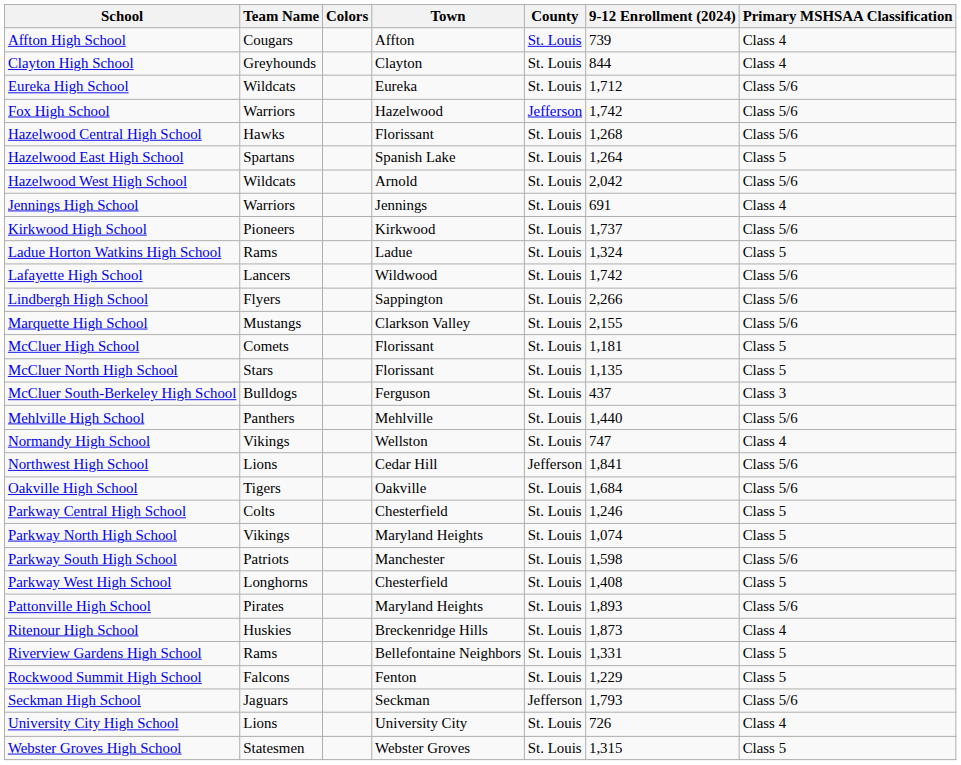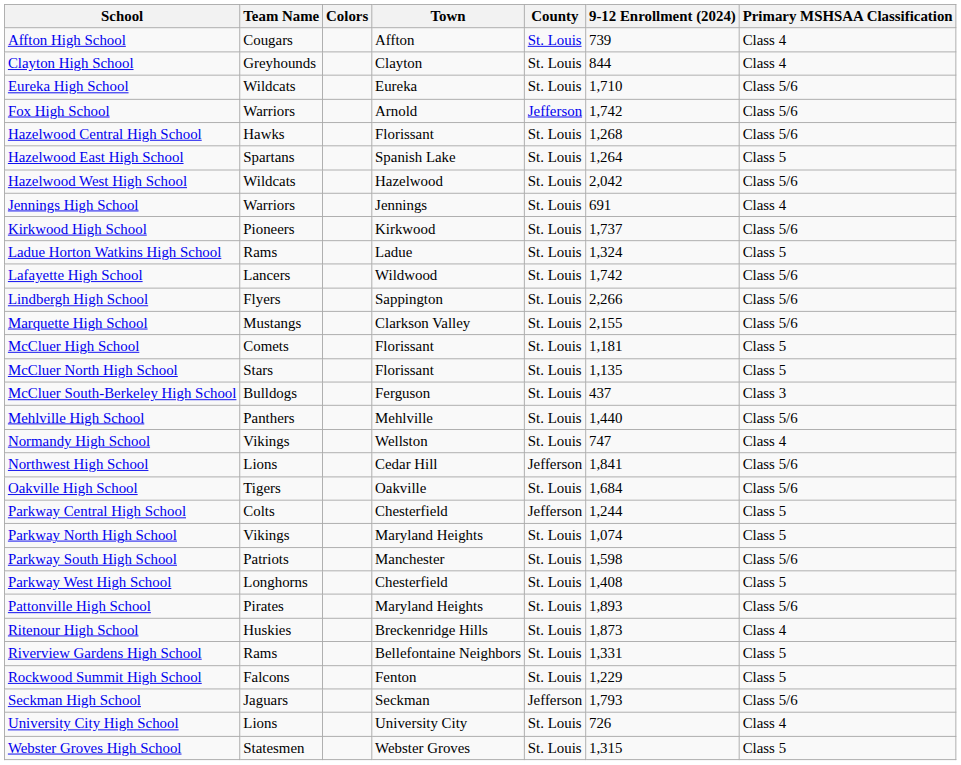(606, 87) 1,712 -> (606, 87) 1,710
(409, 110) Hazelwood -> (396, 110) Arnold
(396, 181) Arnold -> (409, 181) Hazelwood
(555, 511) St. Louis -> (555, 511) Jefferson
(606, 511) 1,246 -> (606, 511) 1,244
